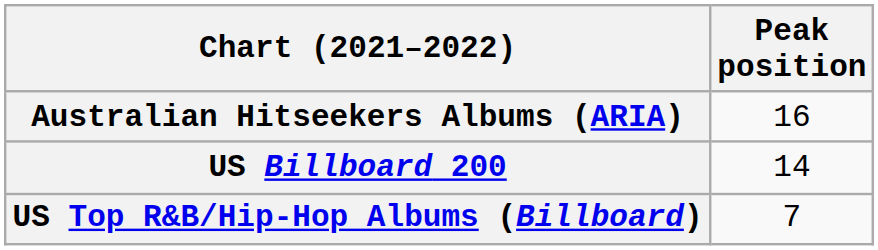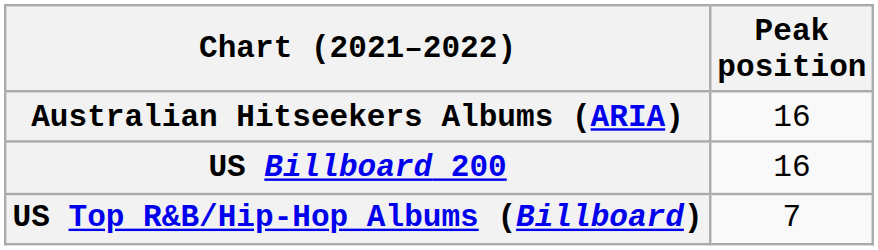(792, 168) 14 -> (792, 168) 16
